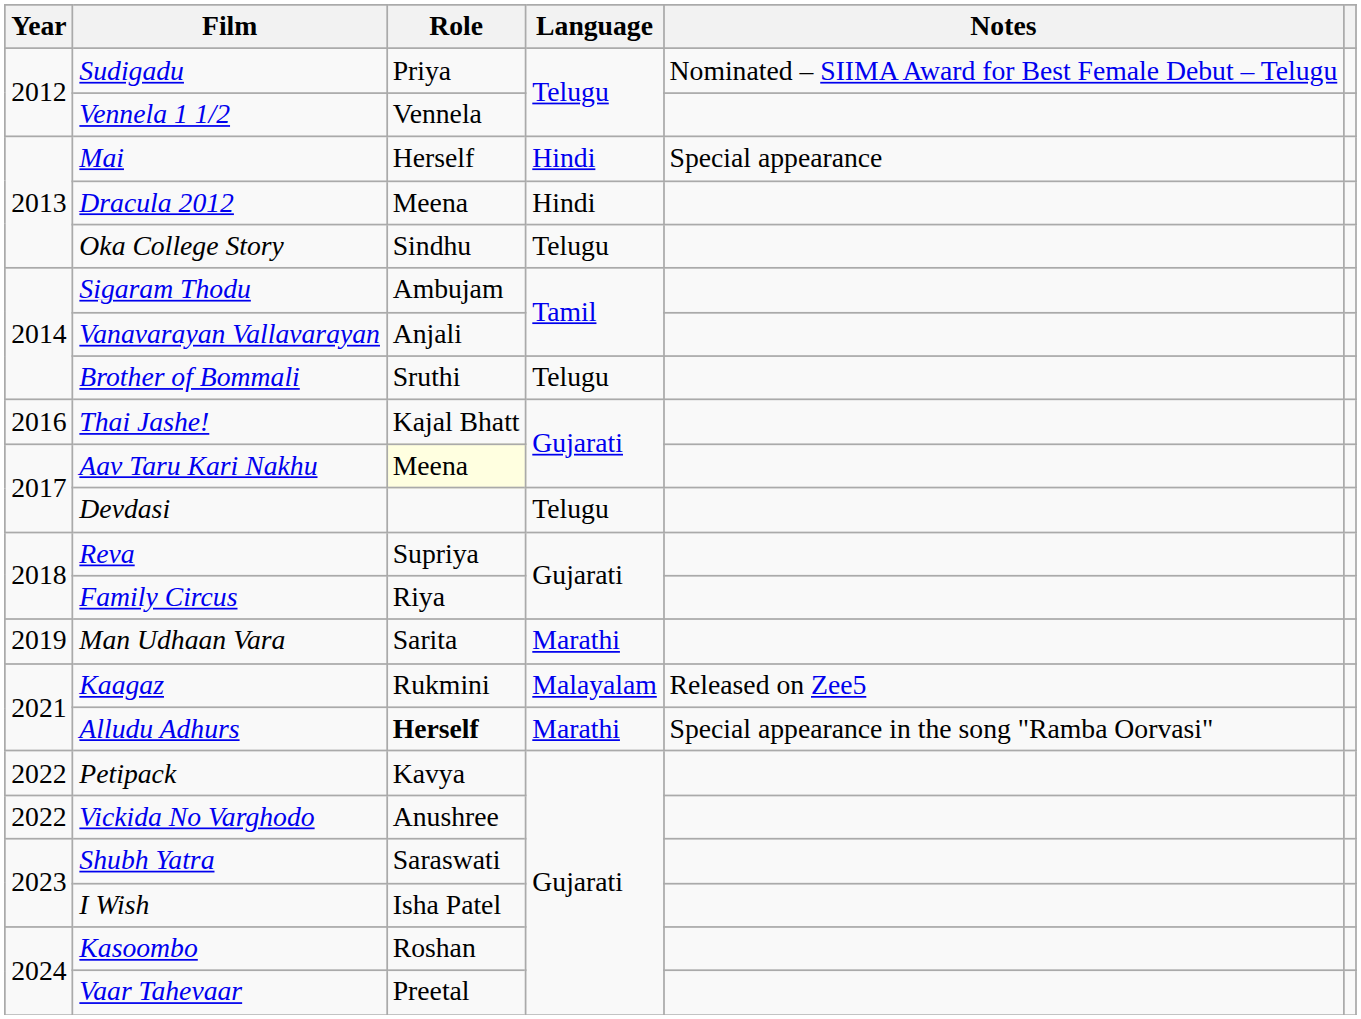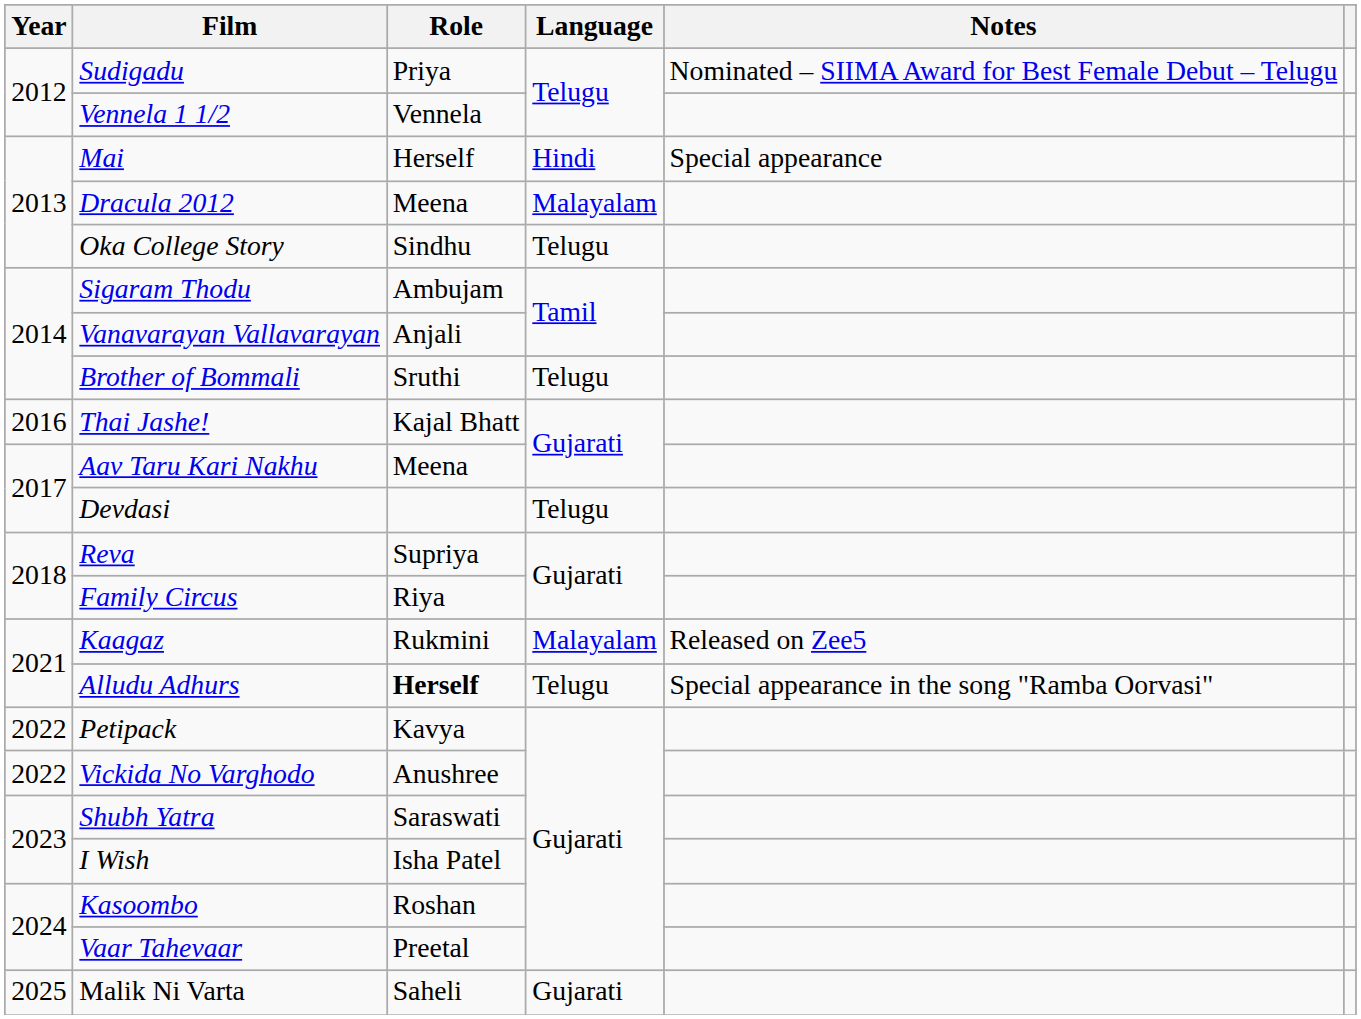(564, 202) Hindi -> (595, 202) Malayalam
(430, 465) lightyellow background -> (430, 465) no background
- row: (182, 641)
(576, 728) Marathi -> (571, 684) Telugu
+ row: (162, 992)
